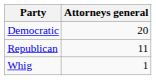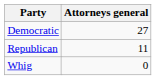(143, 30) 20 -> (143, 30) 27
(146, 65) 1 -> (146, 65) 0
